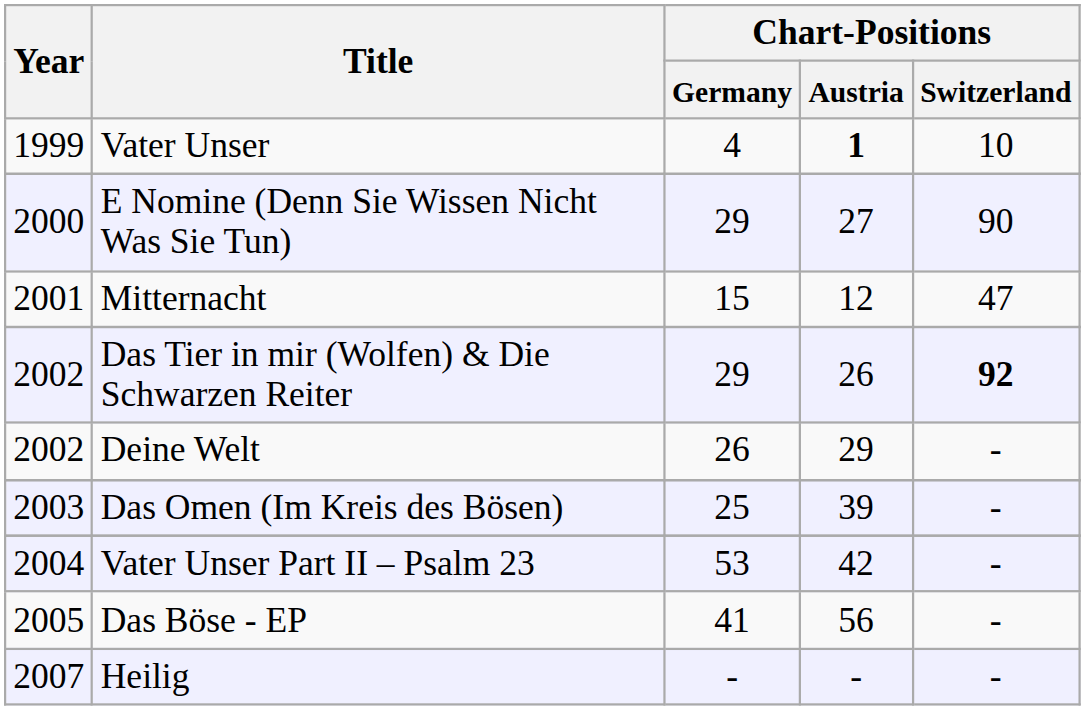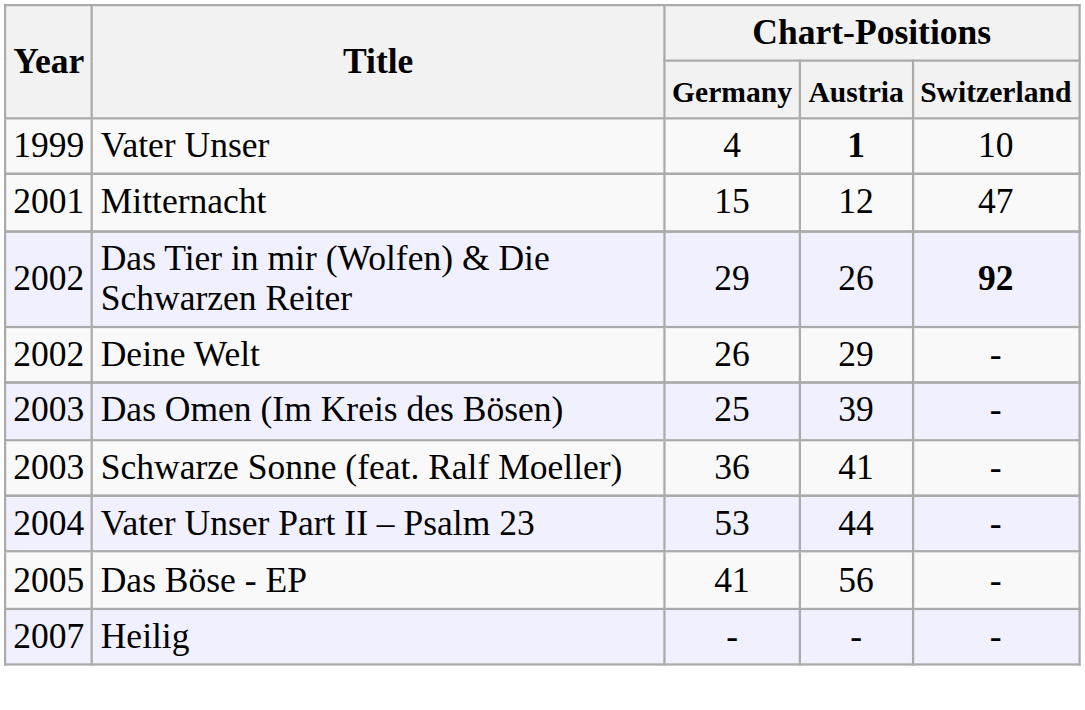- row: (349, 221)
+ row: (362, 466)
(856, 563) 42 -> (856, 523) 44
